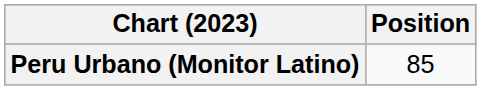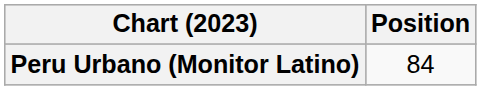(421, 64) 85 -> (421, 64) 84
